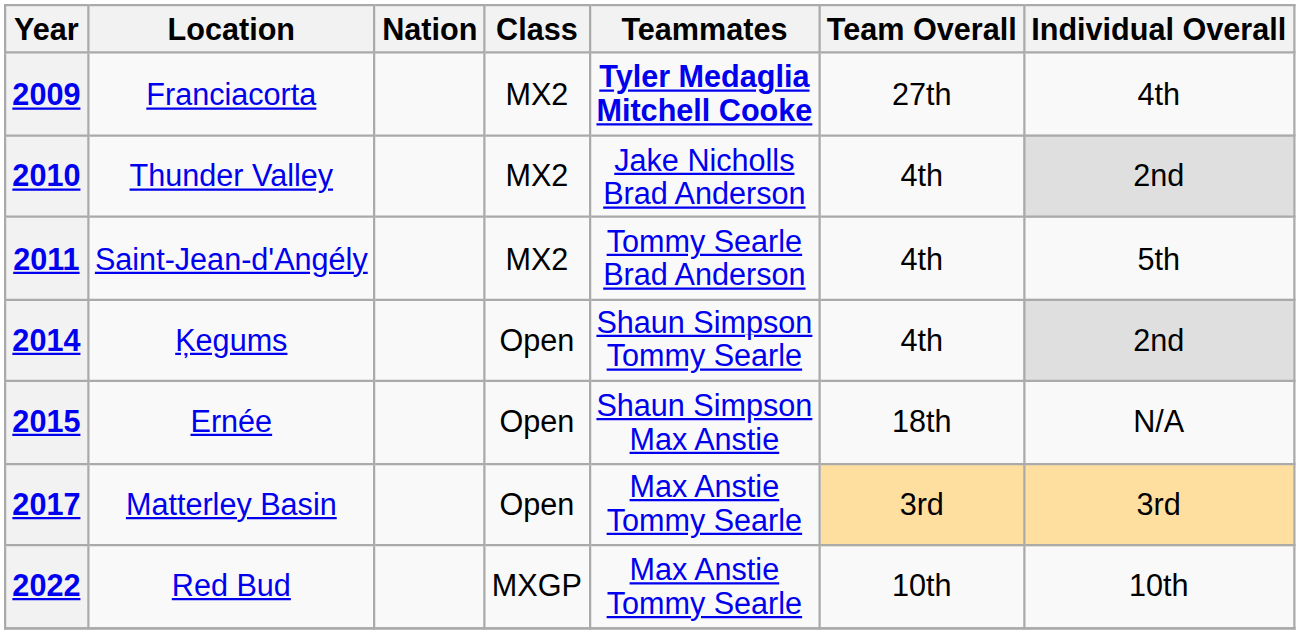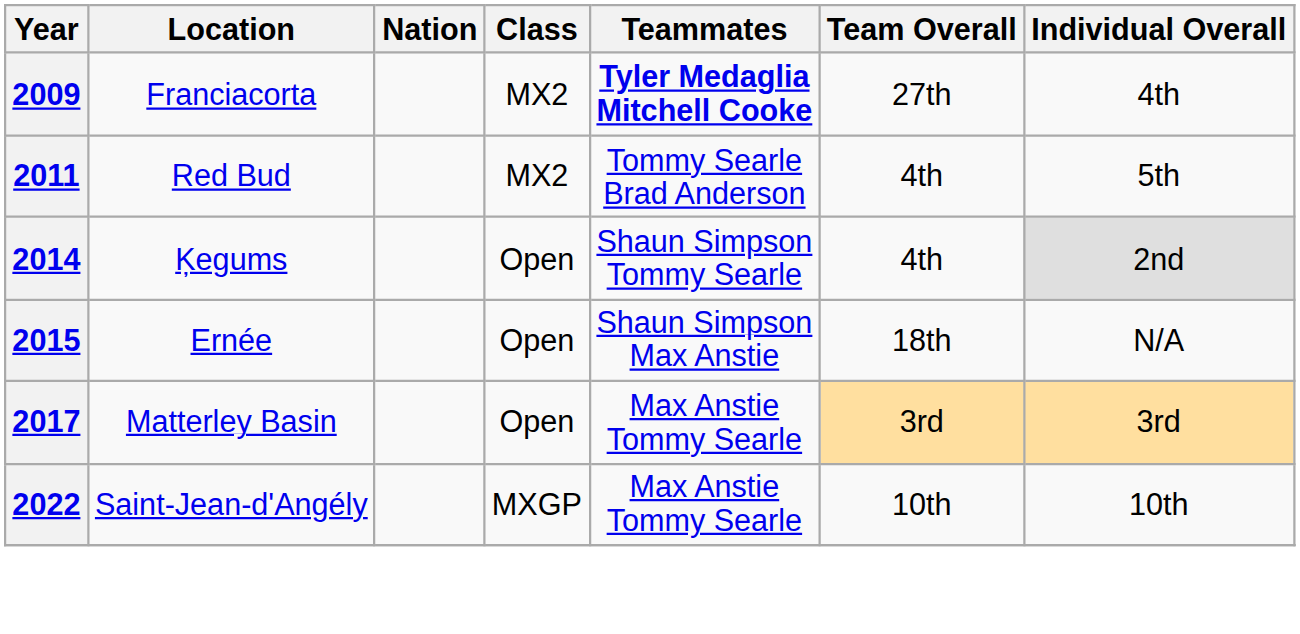- row: (46, 176)
(231, 258) Saint-Jean-d'Angély -> (231, 176) Red Bud
(231, 586) Red Bud -> (231, 504) Saint-Jean-d'Angély
